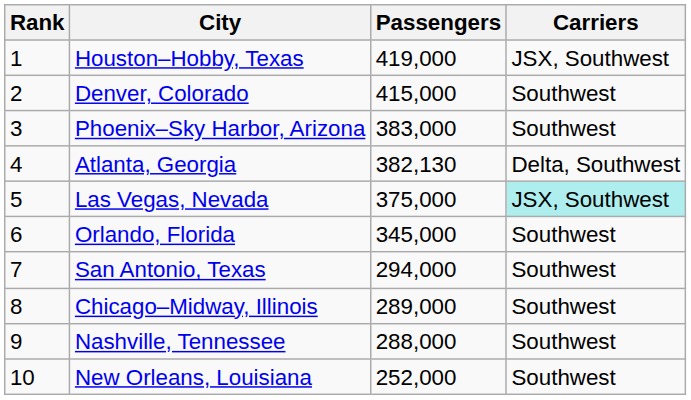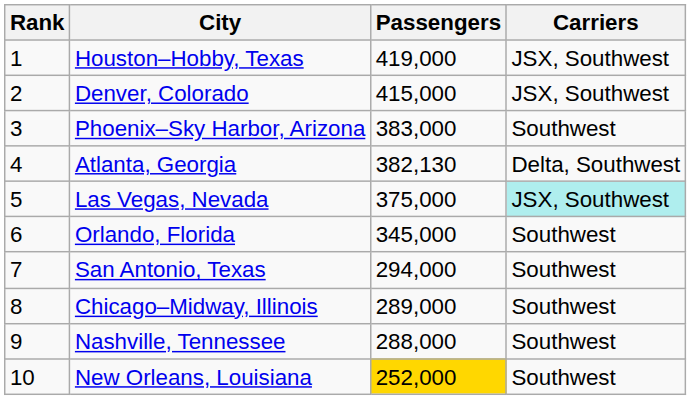(564, 93) Southwest -> (590, 93) JSX, Southwest
(416, 376) no background -> (416, 376) gold background
